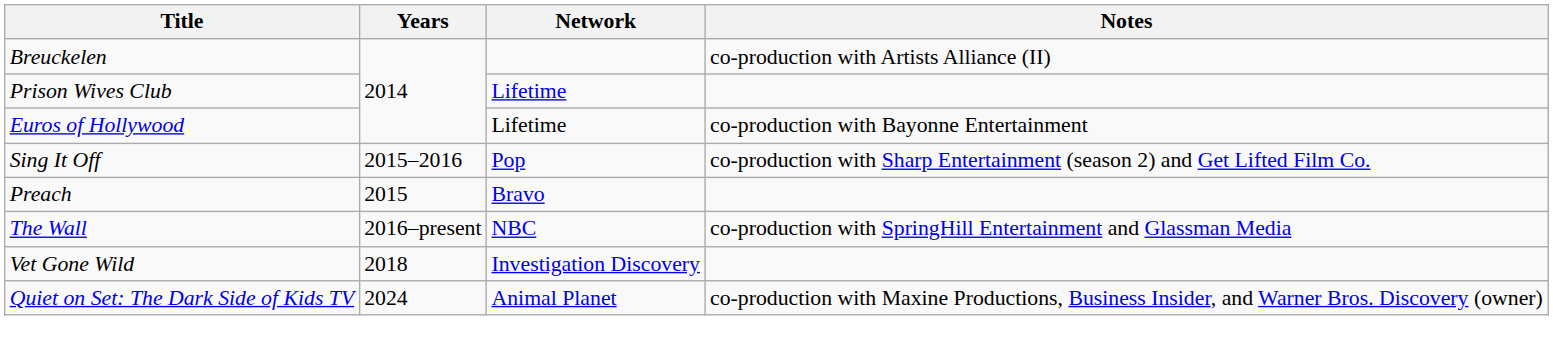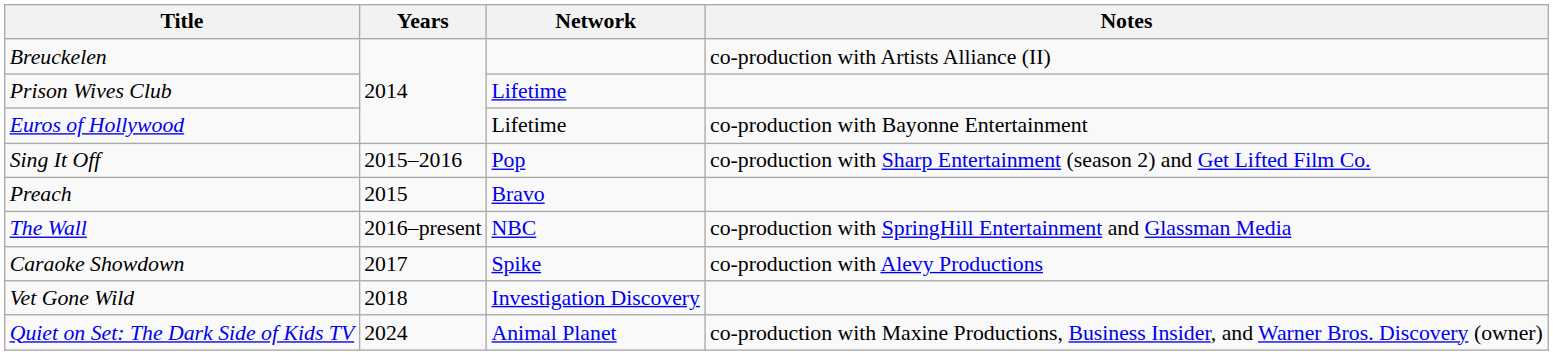+ row: (97, 263)
